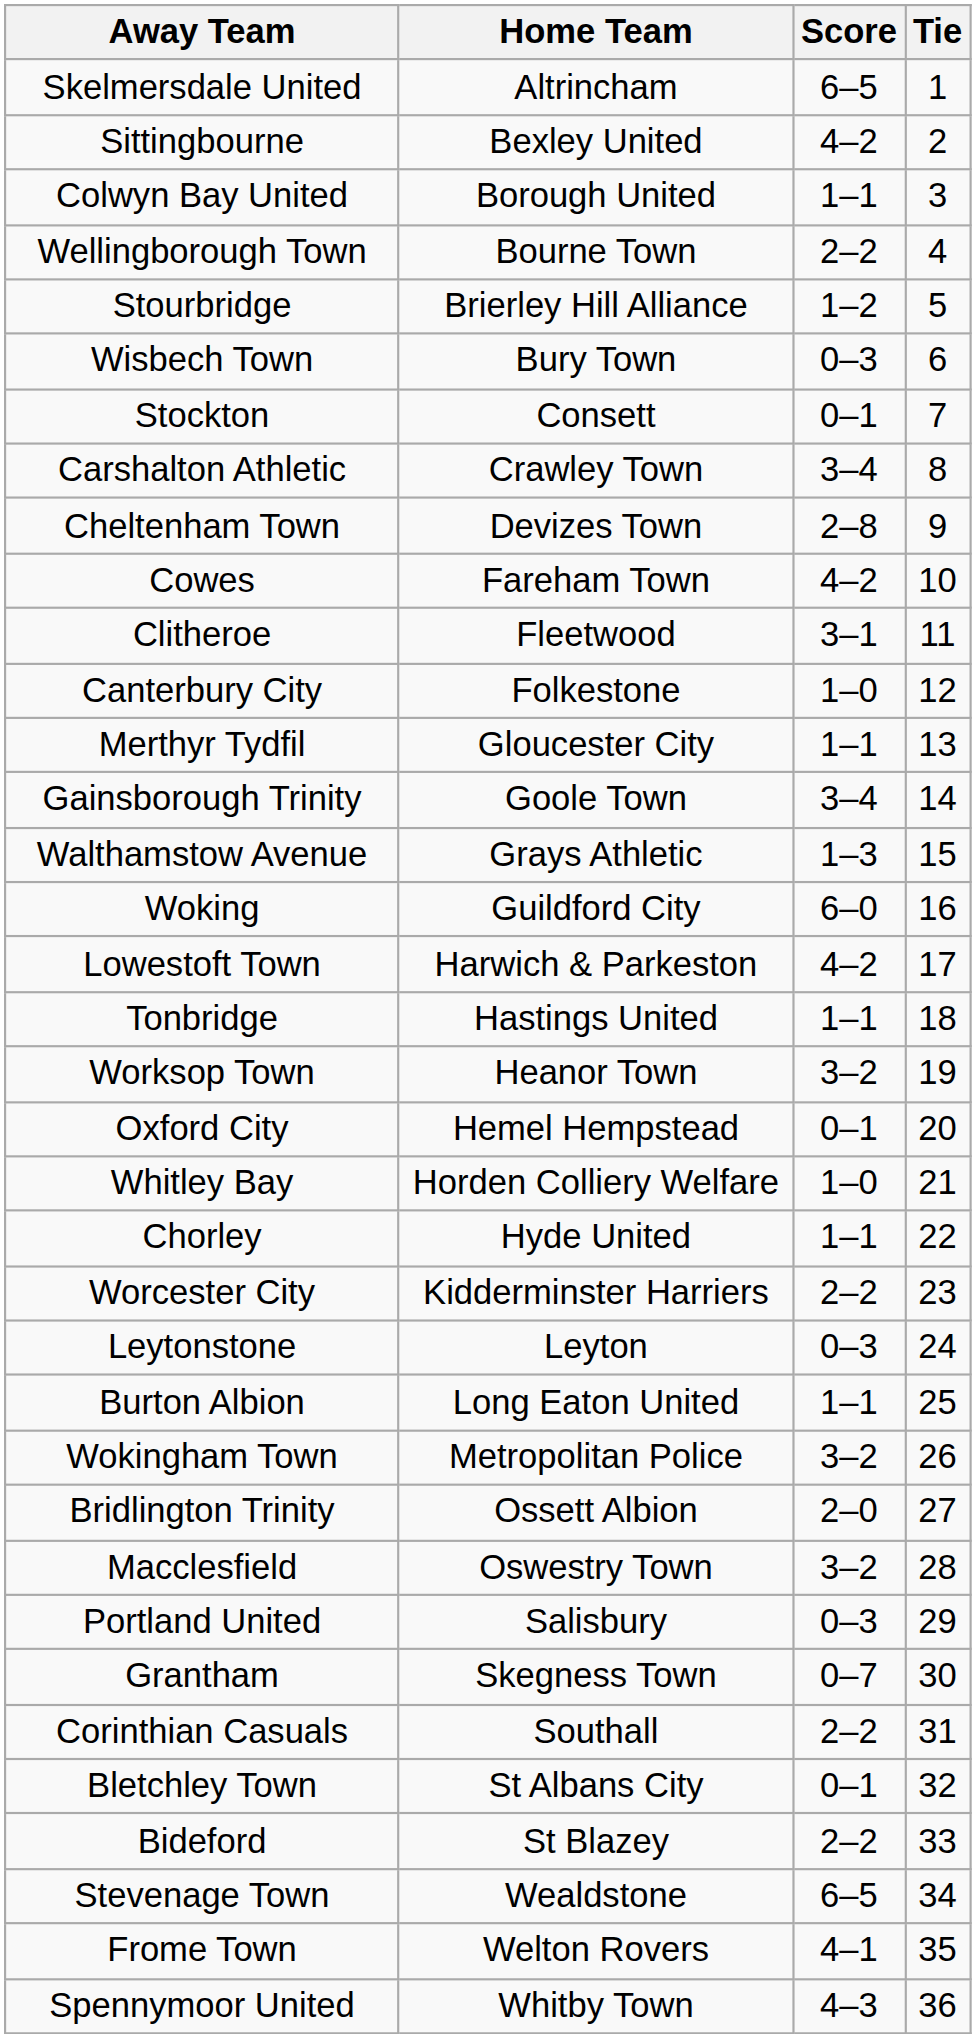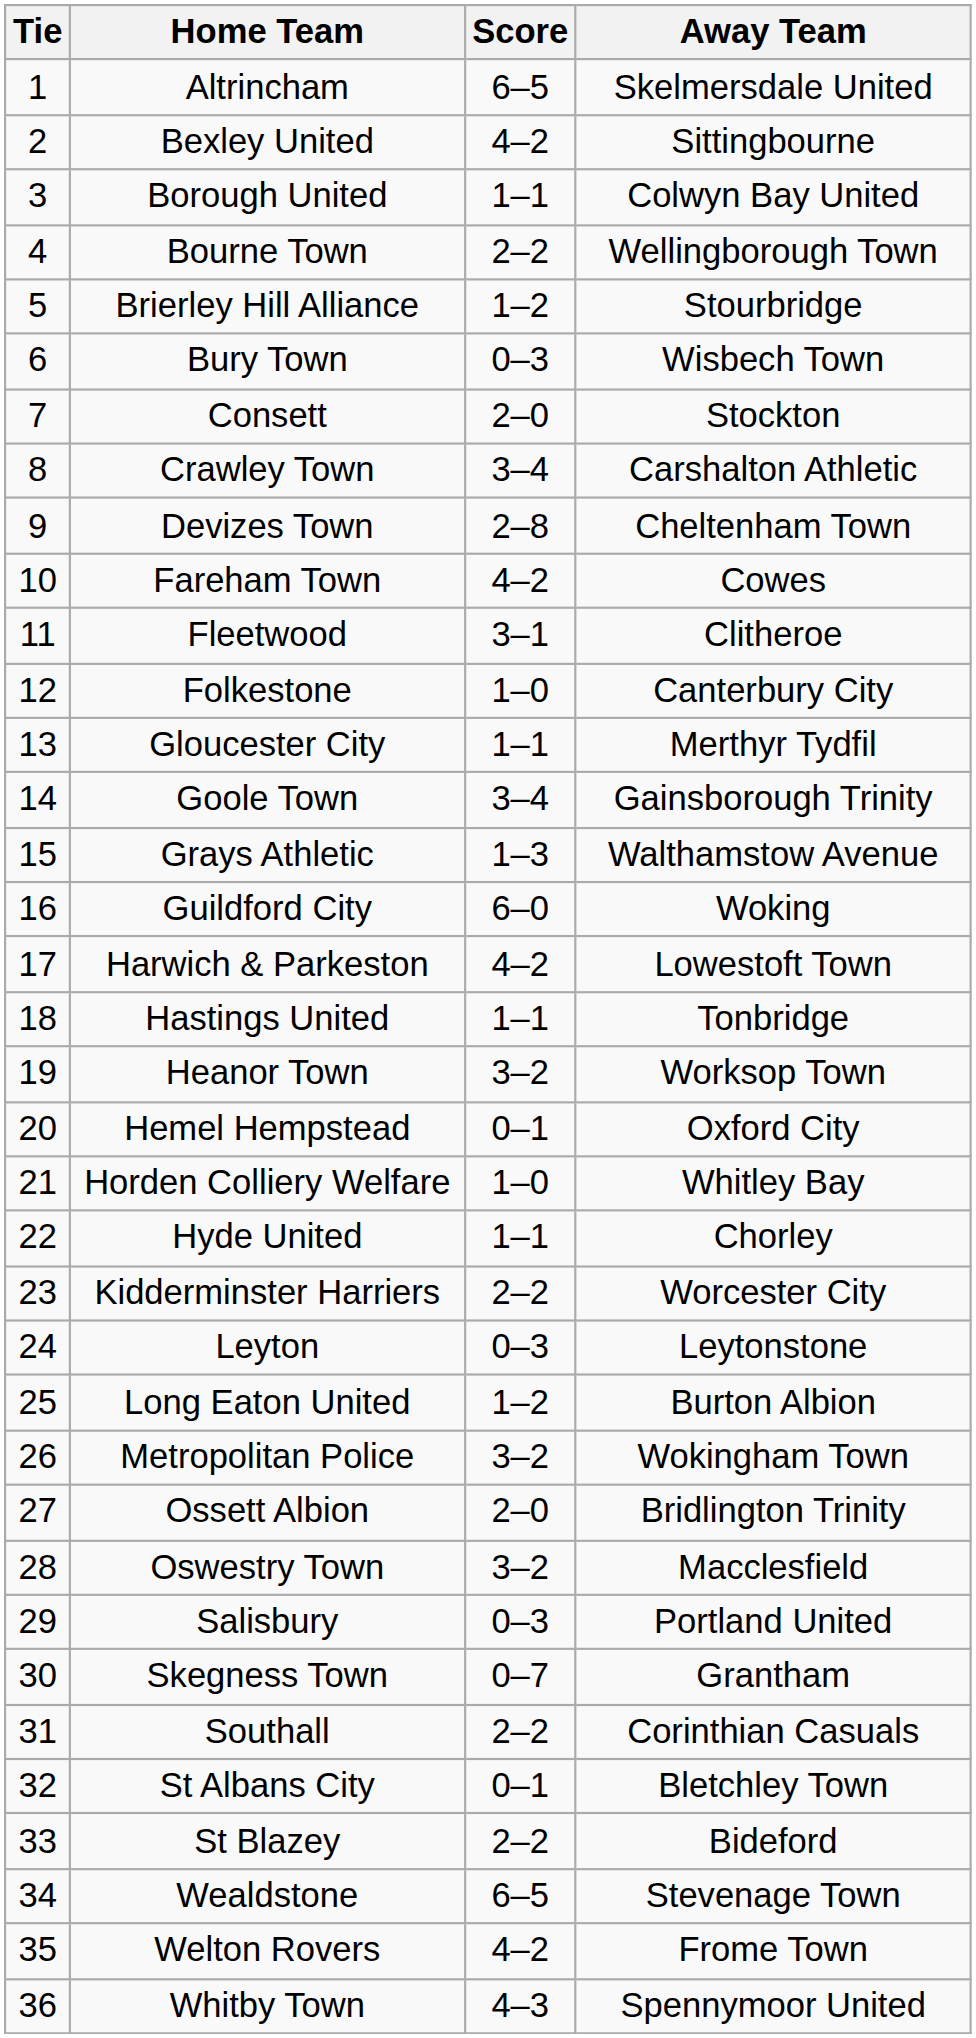columns swapped: (938, 31) <-> (202, 31)
(849, 415) 0–1 -> (520, 415) 2–0
(849, 1402) 1–1 -> (520, 1402) 1–2
(849, 1950) 4–1 -> (520, 1950) 4–2
